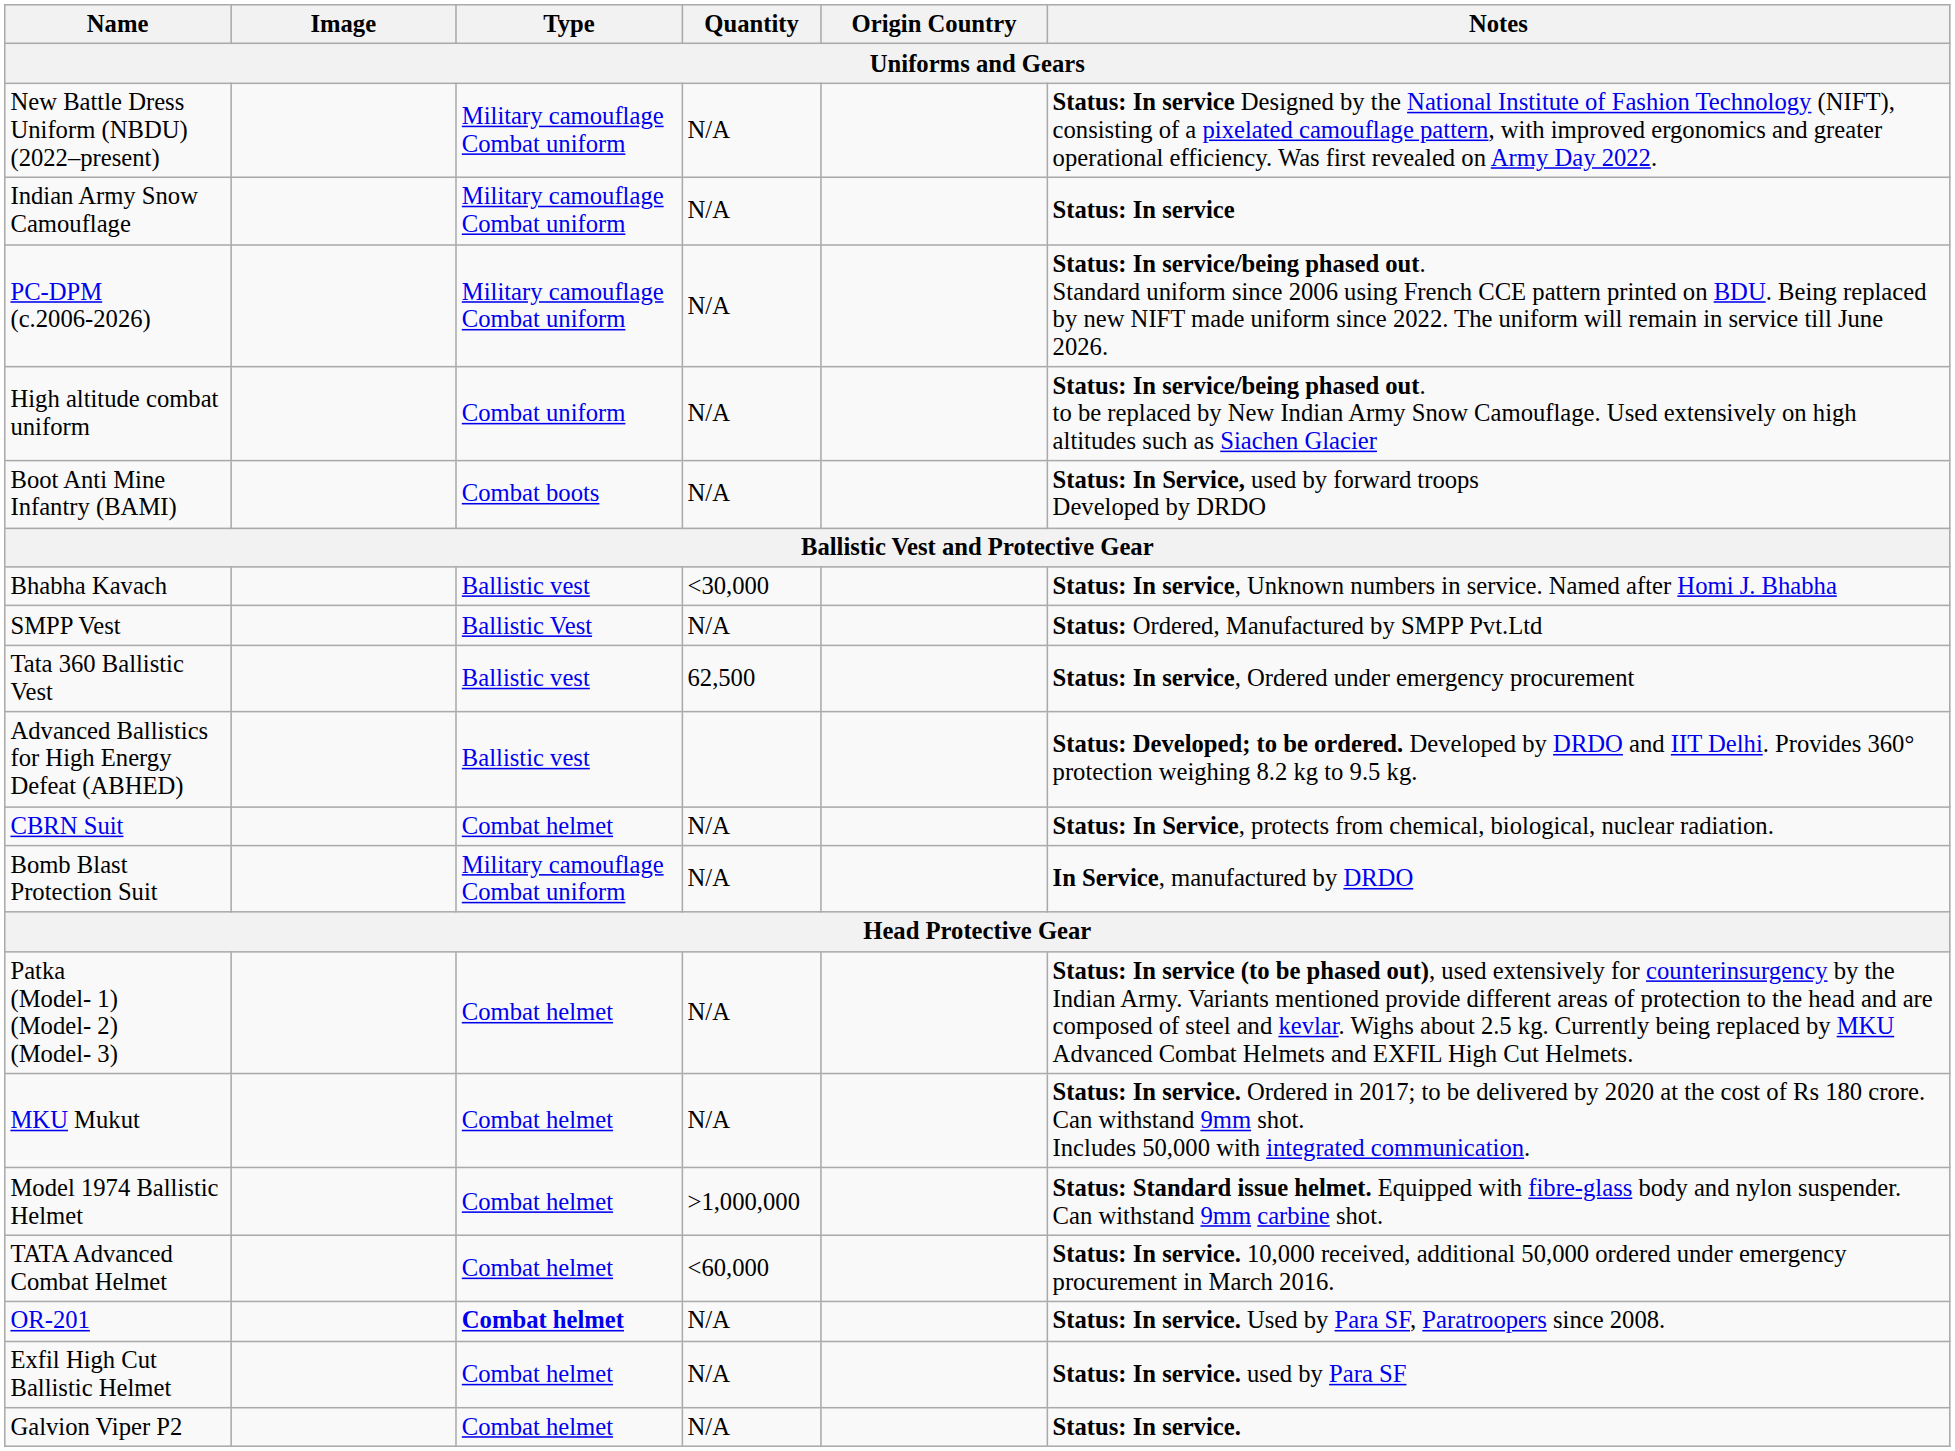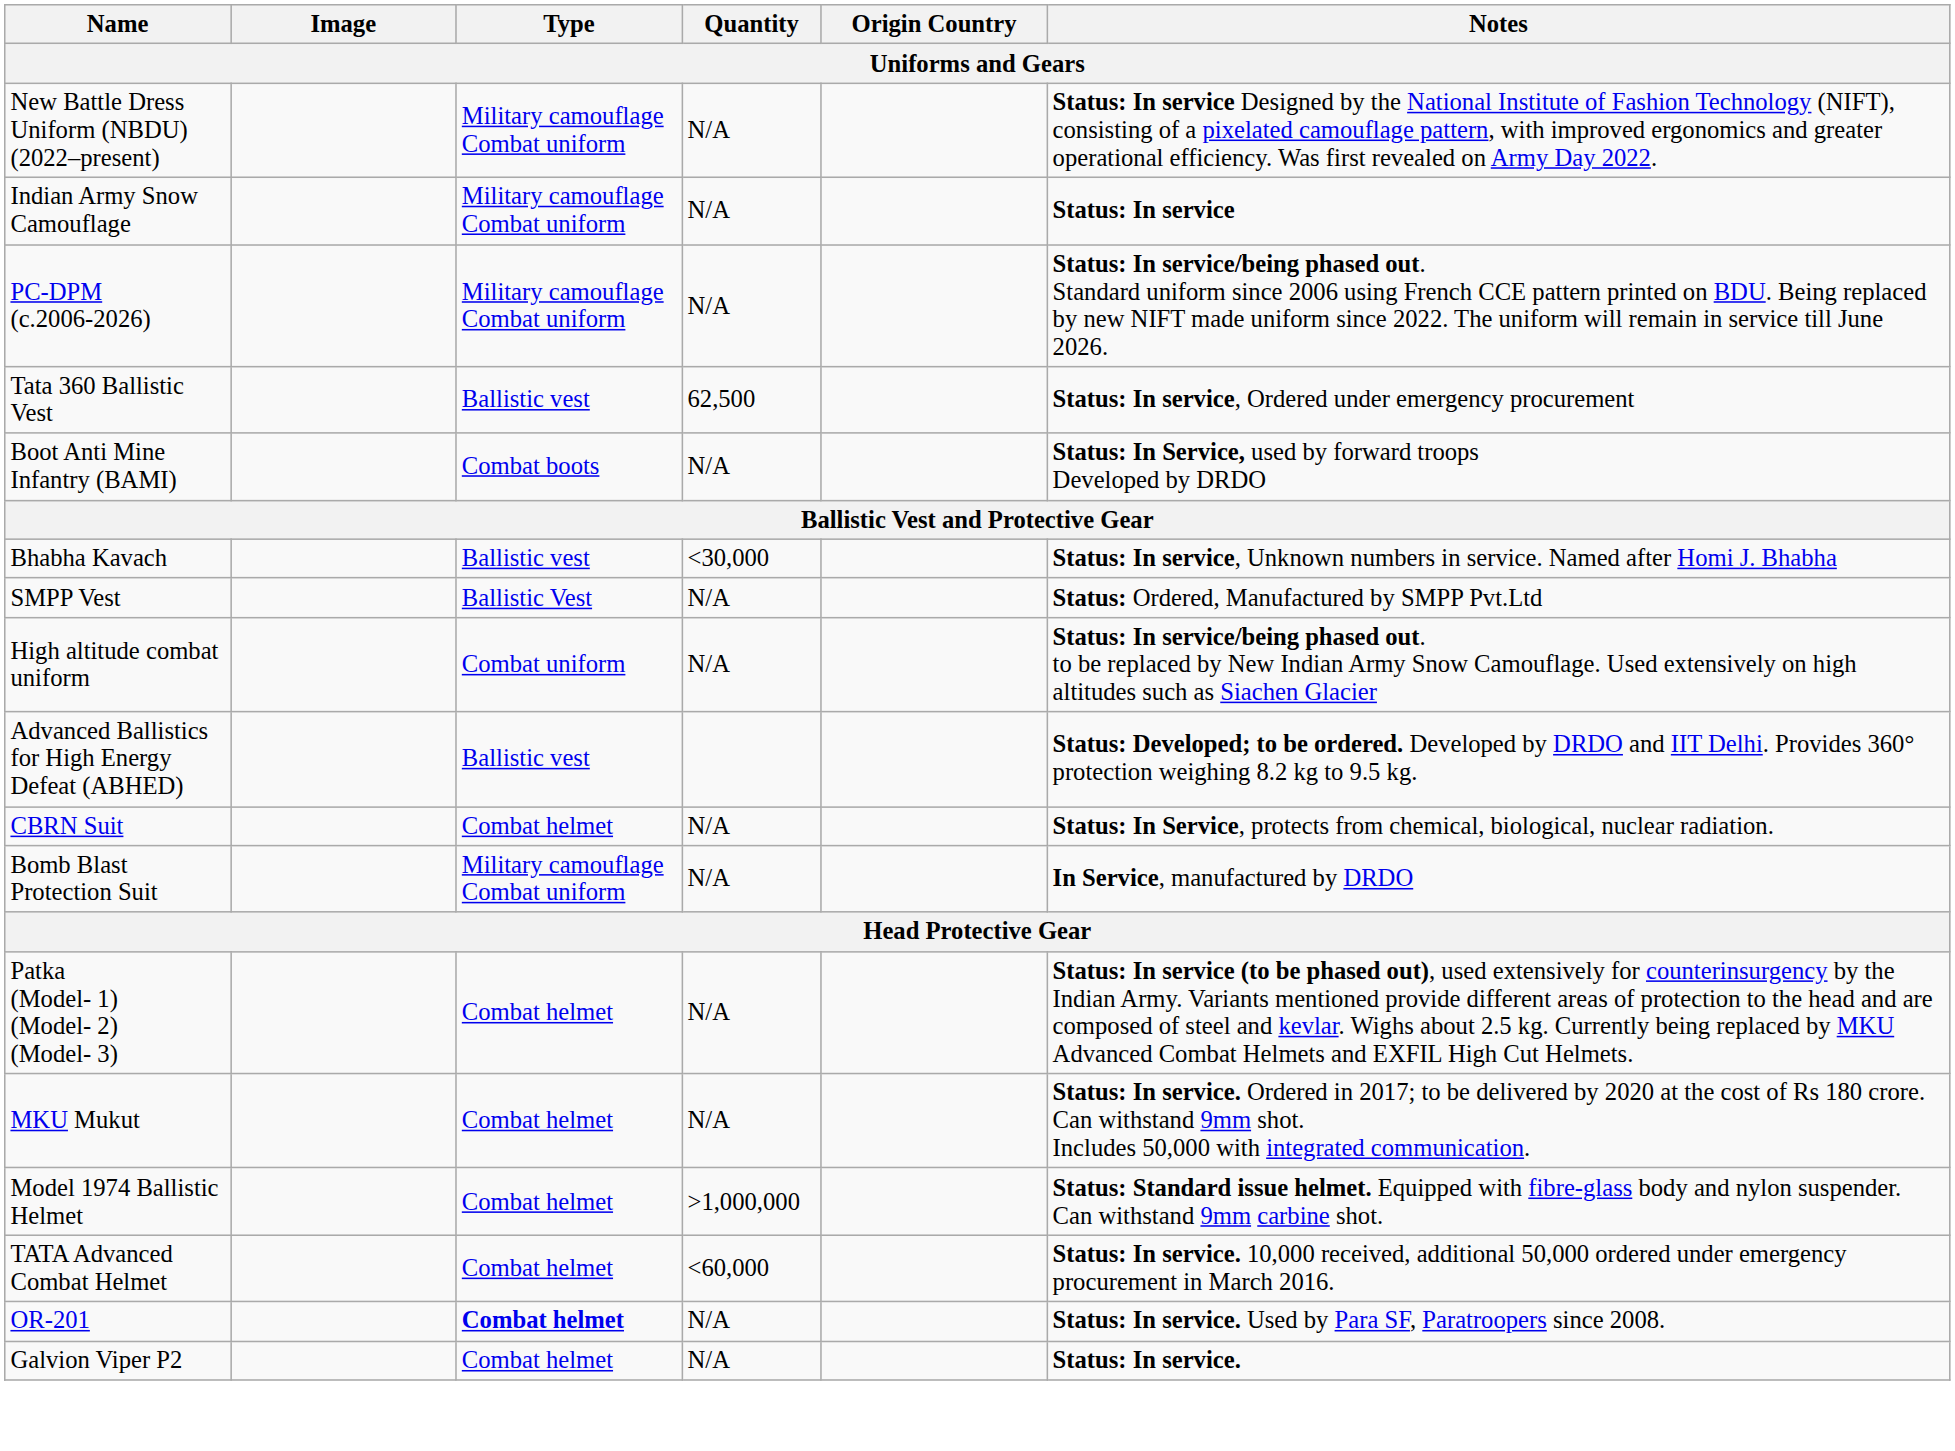rows swapped: (114, 413) <-> (97, 678)
- row: (91, 1373)
